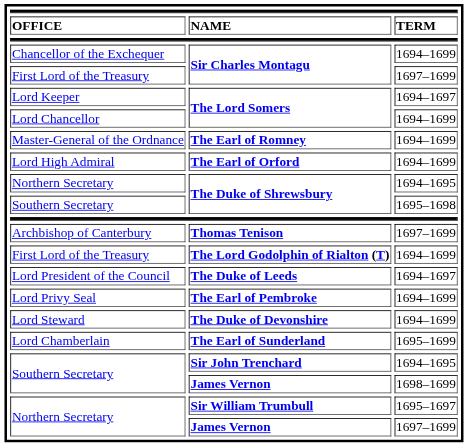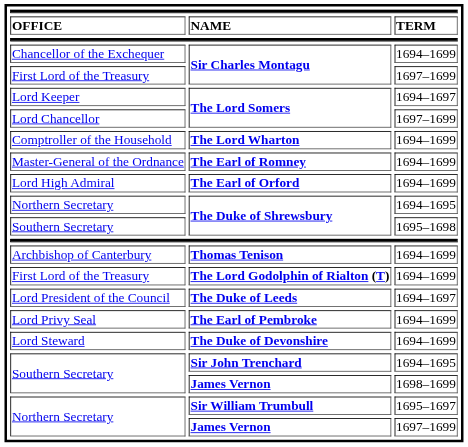(426, 118) 1694–1699 -> (426, 118) 1697–1699
+ row: (92, 140)
(426, 233) 1697–1699 -> (426, 254) 1694–1699
- row: (61, 341)
